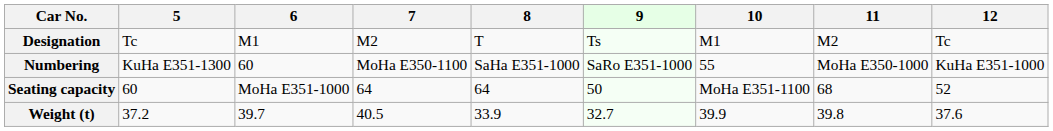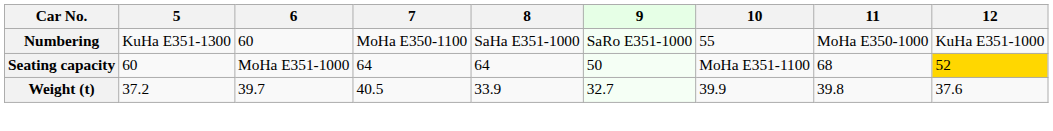- row: (62, 41)
(943, 89) no background -> (943, 65) gold background
